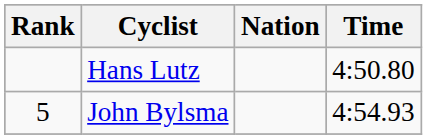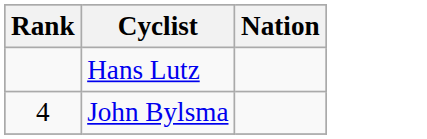- column: (373, 26)
(43, 112) 5 -> (43, 112) 4
